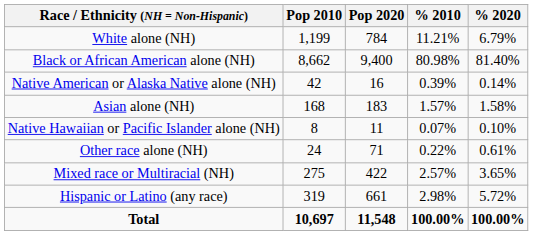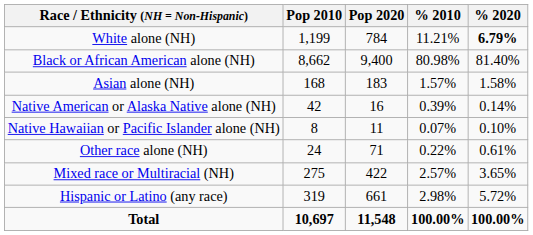(498, 38) normal -> (498, 38) bold
rows swapped: (144, 83) <-> (144, 106)
